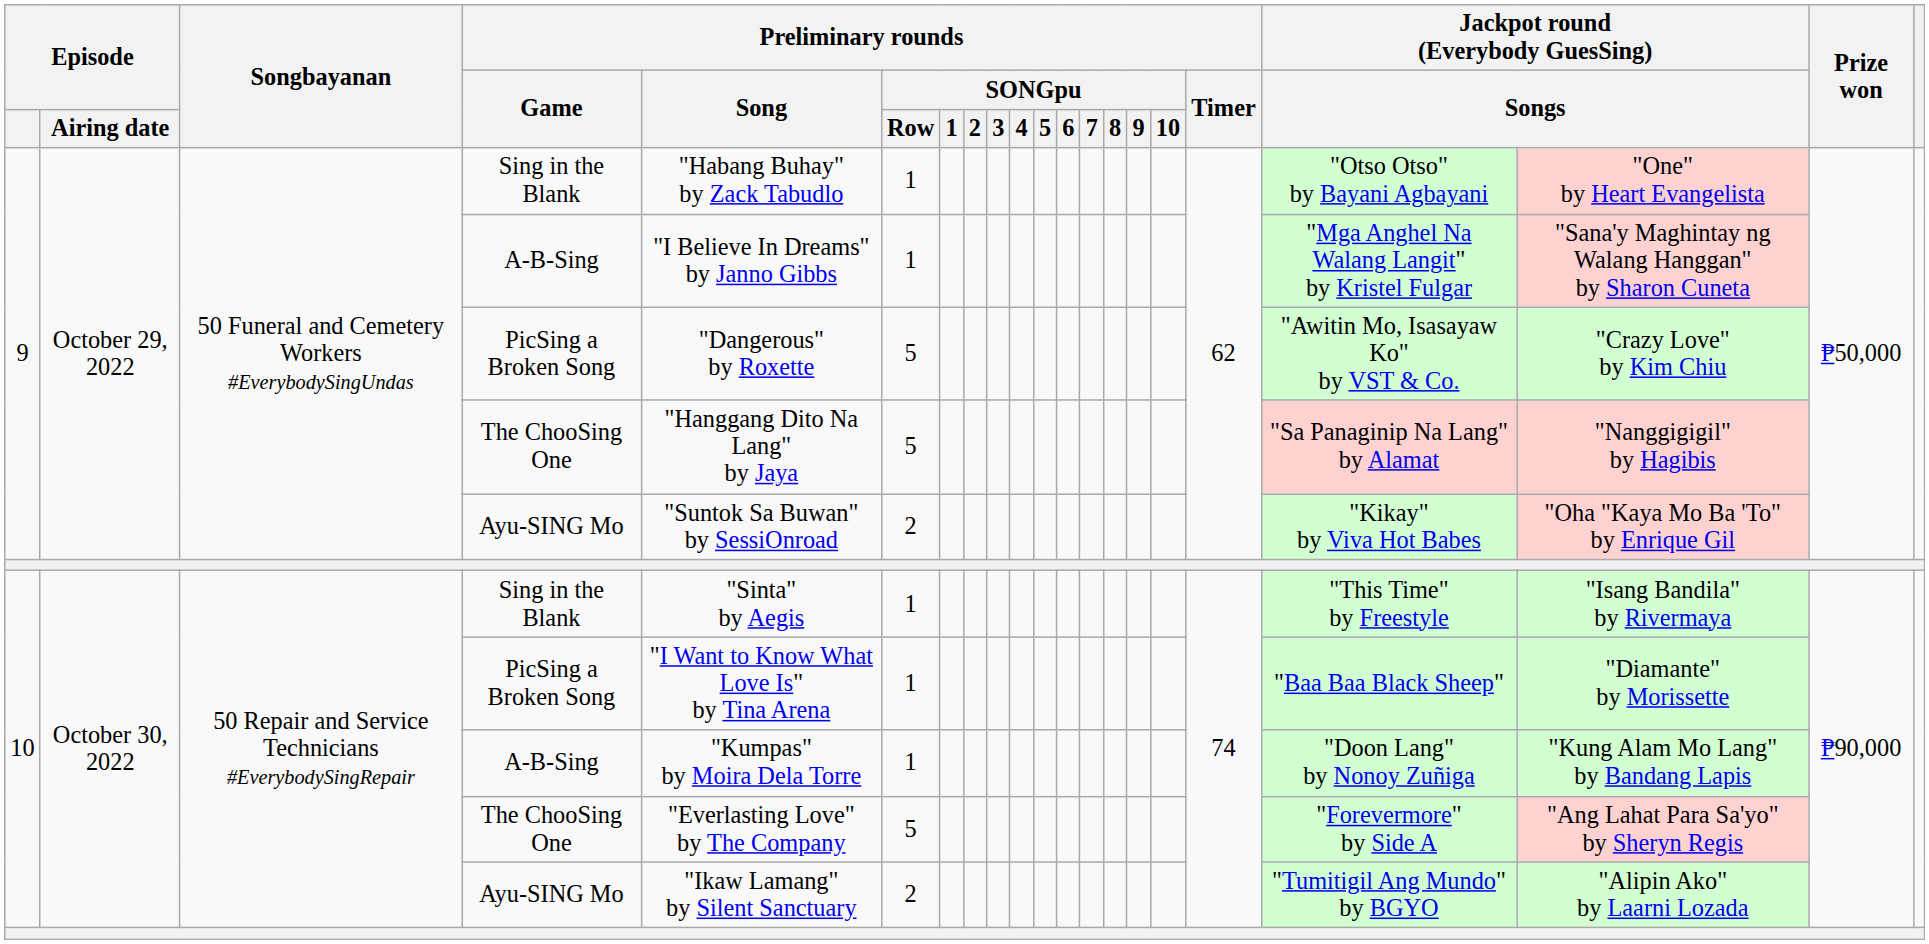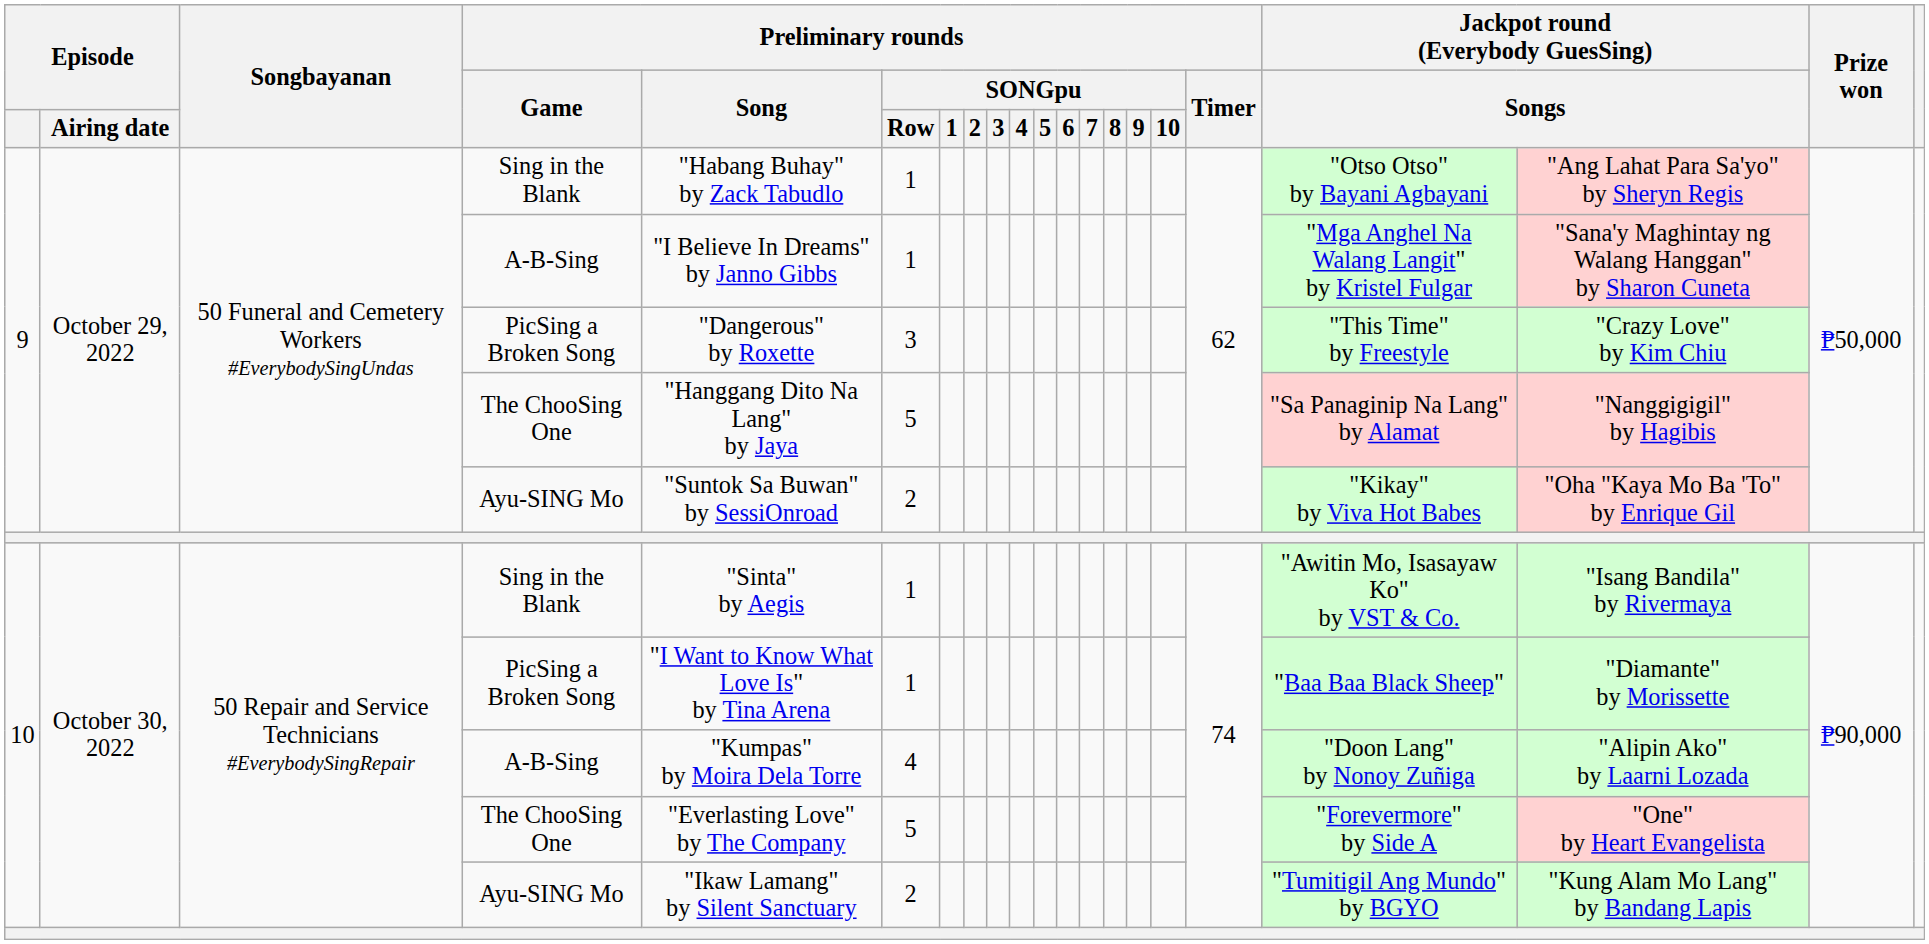(1663, 180) "One" by Heart Evangelista -> (1663, 180) "Ang Lahat Para Sa'yo" by Sheryn Regis
(911, 353) 5 -> (911, 339) 3
(1389, 353) "Awitin Mo, Isasayaw Ko" by VST & Co. -> (1389, 339) "This Time" by Freestyle
(1389, 603) "This Time" by Freestyle -> (1389, 589) "Awitin Mo, Isasayaw Ko" by VST & Co.
(911, 762) 1 -> (911, 762) 4
(1663, 762) "Kung Alam Mo Lang" by Bandang Lapis -> (1663, 762) "Alipin Ako" by Laarni Lozada
(1663, 828) "Ang Lahat Para Sa'yo" by Sheryn Regis -> (1663, 828) "One" by Heart Evangelista
(1663, 894) "Alipin Ako" by Laarni Lozada -> (1663, 894) "Kung Alam Mo Lang" by Bandang Lapis
